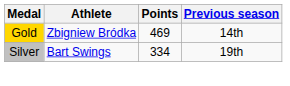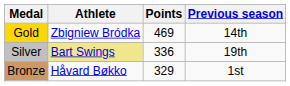(79, 52) no background -> (83, 52) khaki background
(160, 52) 334 -> (164, 52) 336
+ row: (26, 71)
